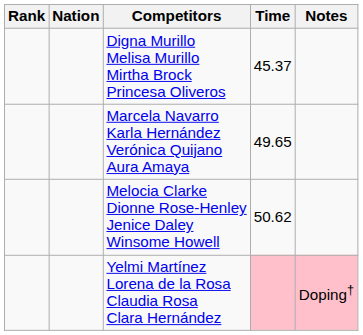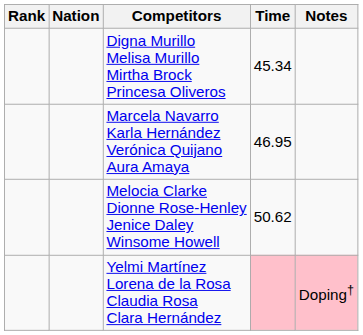(273, 66) 45.37 -> (273, 66) 45.34
(273, 141) 49.65 -> (273, 141) 46.95
